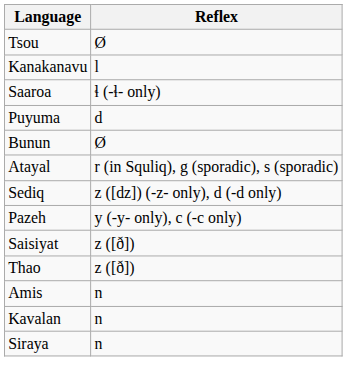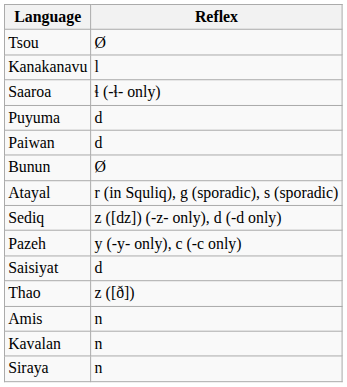+ row: (31, 142)
(115, 243) z ([ð]) -> (99, 268) d
